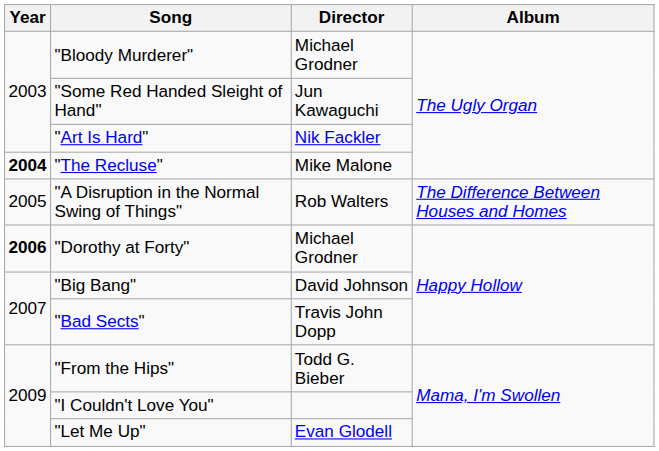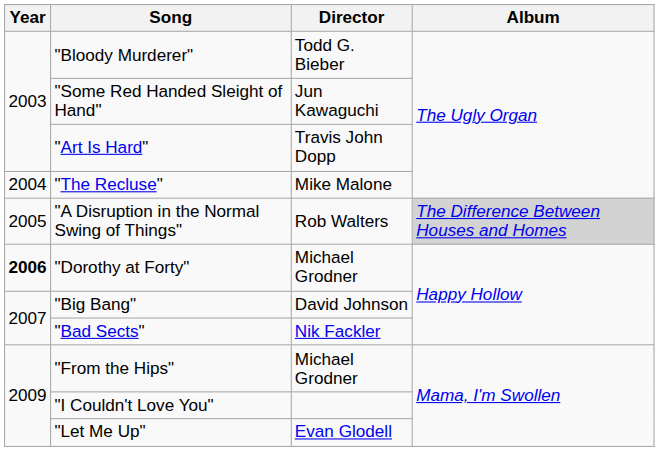(326, 54) Michael Grodner -> (325, 54) Todd G. Bieber
(338, 138) Nik Fackler -> (339, 147) Travis John Dopp
(28, 165) bold -> (28, 184) normal
(508, 201) no background -> (508, 221) lightgrey background
(339, 321) Travis John Dopp -> (338, 331) Nik Fackler
(325, 368) Todd G. Bieber -> (326, 368) Michael Grodner
